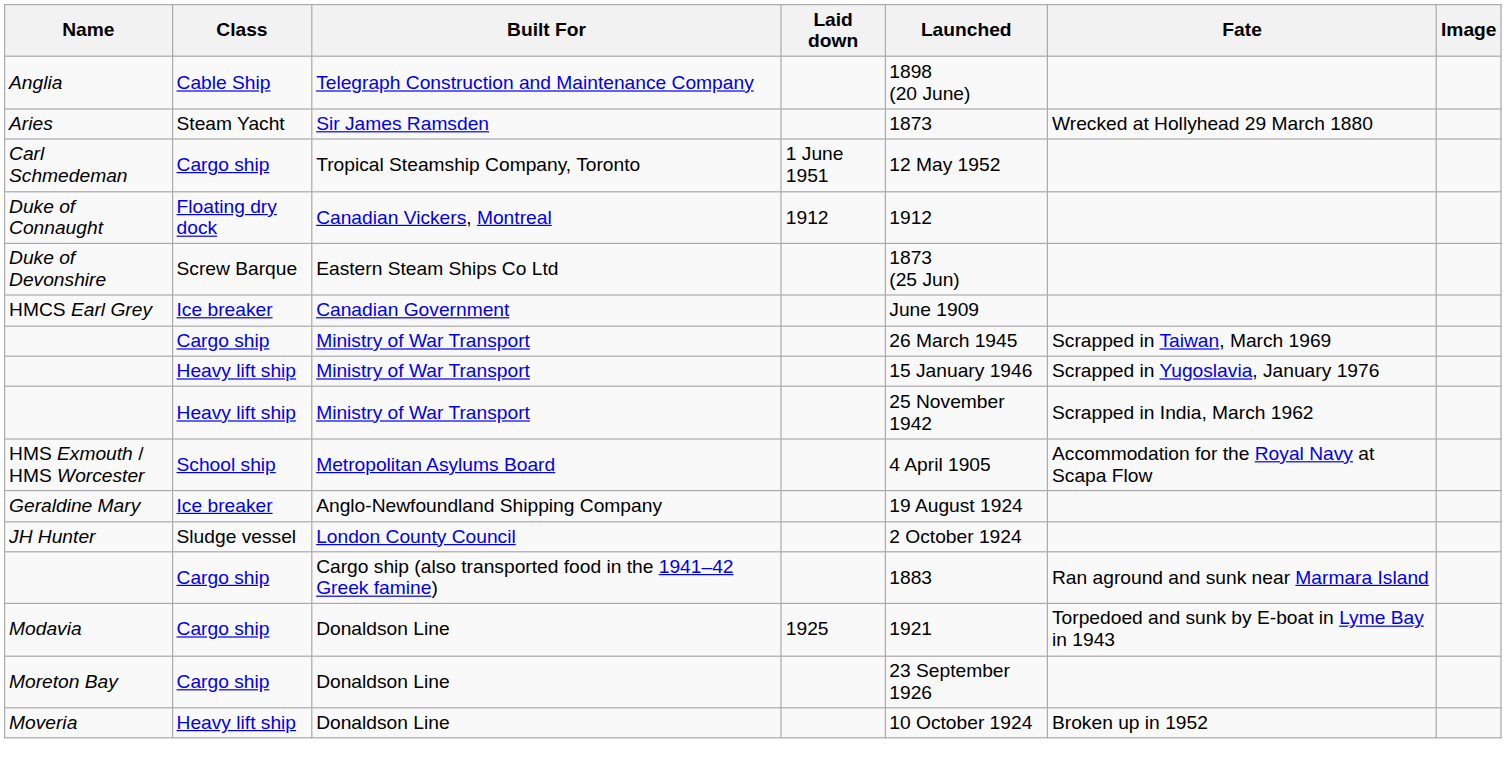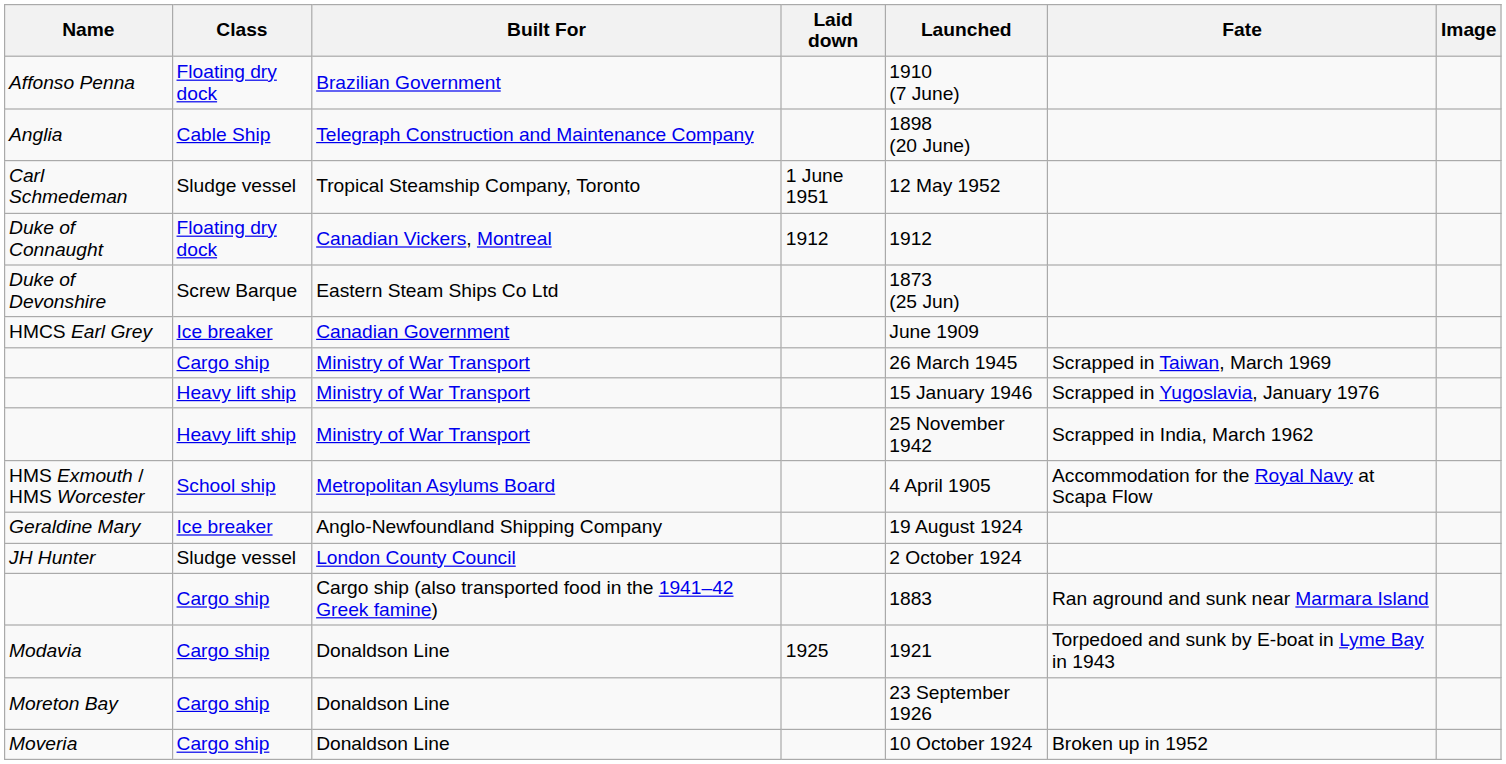+ row: (72, 82)
- row: (31, 123)
(223, 165) Cargo ship -> (236, 186) Sludge vessel
(236, 722) Heavy lift ship -> (223, 744) Cargo ship
